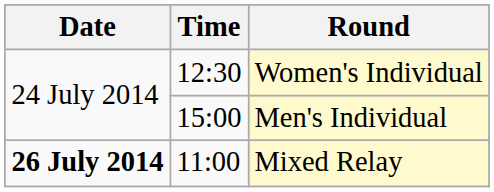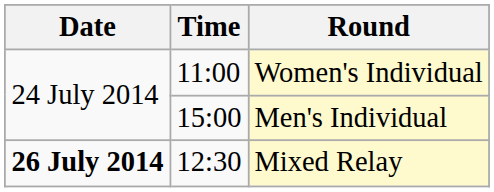(209, 72) 12:30 -> (208, 72) 11:00
(208, 162) 11:00 -> (209, 162) 12:30
